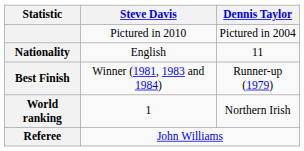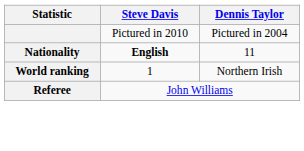(148, 52) normal -> (150, 52) bold
- row: (42, 78)
